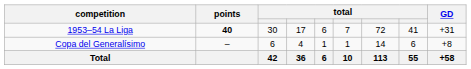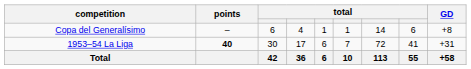rows swapped: (100, 30) <-> (100, 44)
